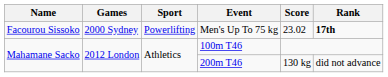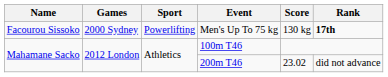(294, 30) 23.02 -> (297, 30) 130 kg
(297, 63) 130 kg -> (294, 63) 23.02
